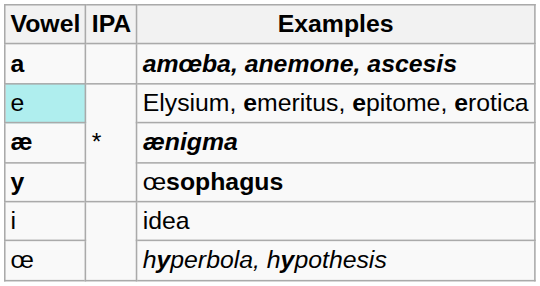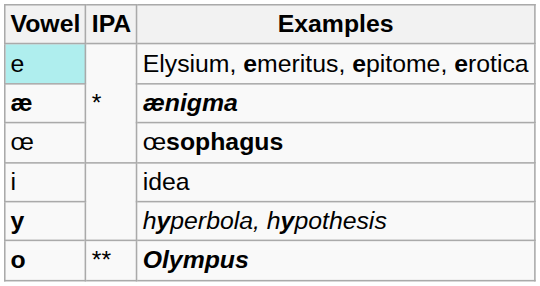- row: (300, 63)
(17, 181) y -> (22, 142) œ
(22, 260) œ -> (17, 220) y
+ row: (196, 260)
